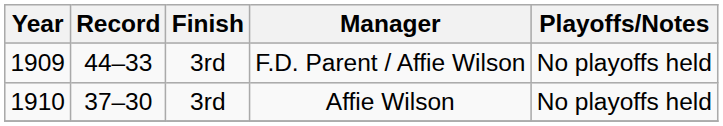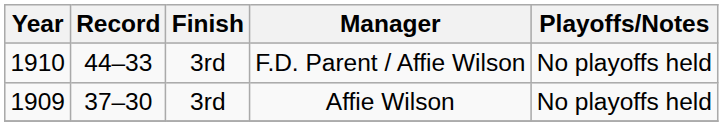(38, 62) 1909 -> (38, 62) 1910
(38, 101) 1910 -> (38, 101) 1909
